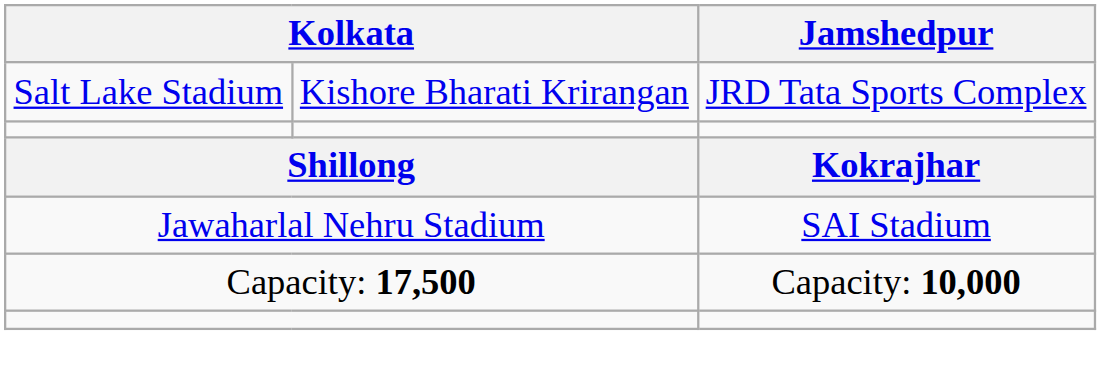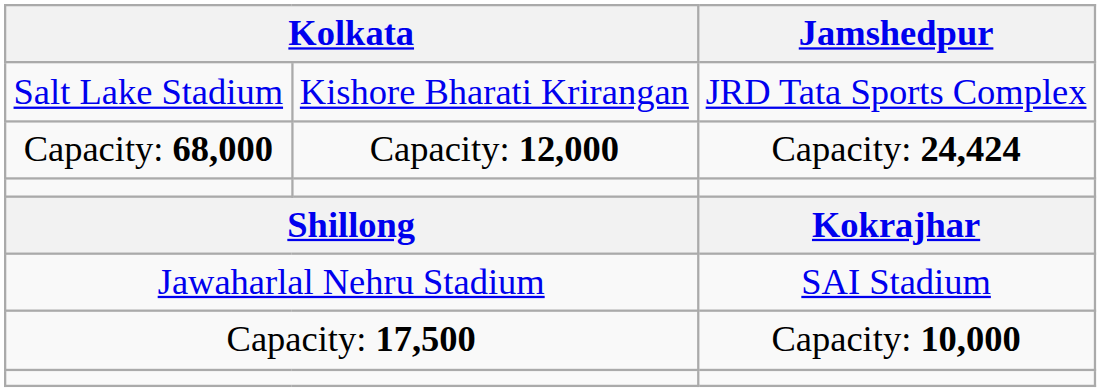+ row: (148, 149)
